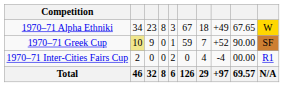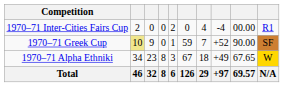rows swapped: (67, 27) <-> (67, 58)
